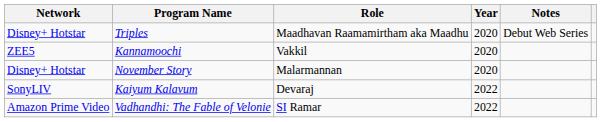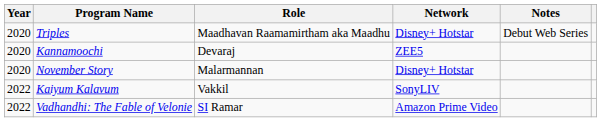columns swapped: (486, 13) <-> (58, 13)
(292, 51) Vakkil -> (216, 51) Devaraj
(295, 88) Devaraj -> (213, 88) Vakkil
